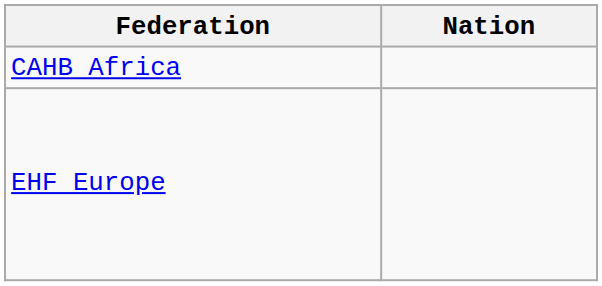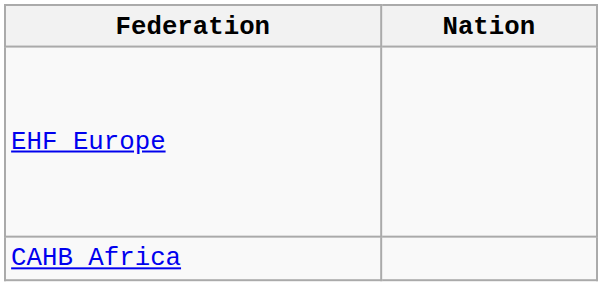rows swapped: (96, 68) <-> (88, 184)
